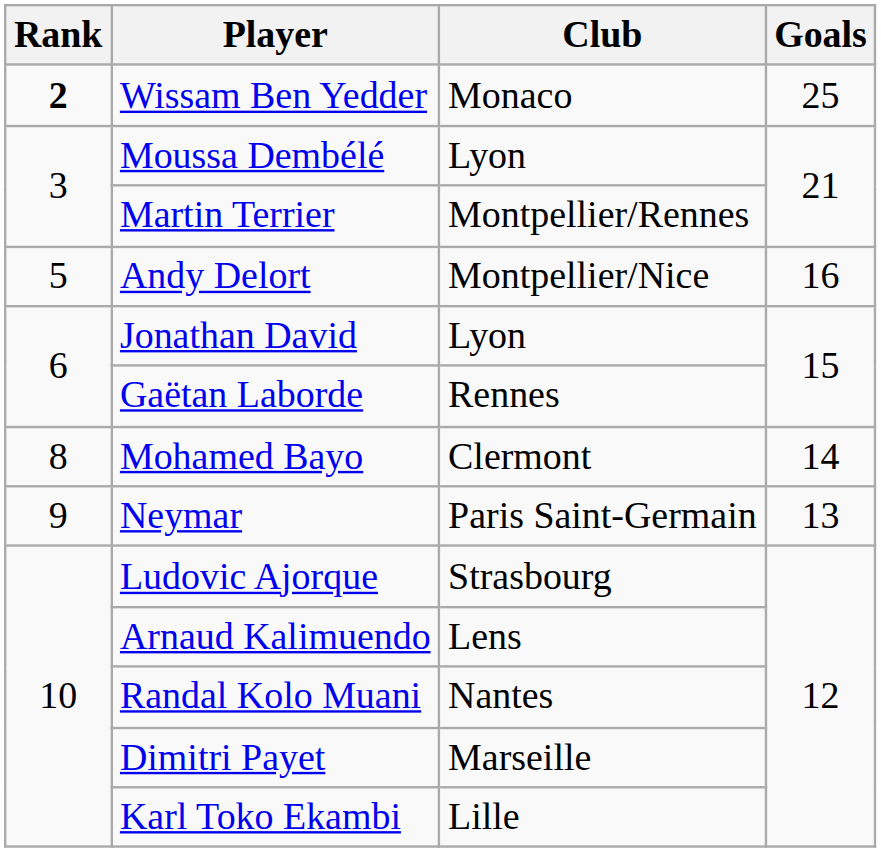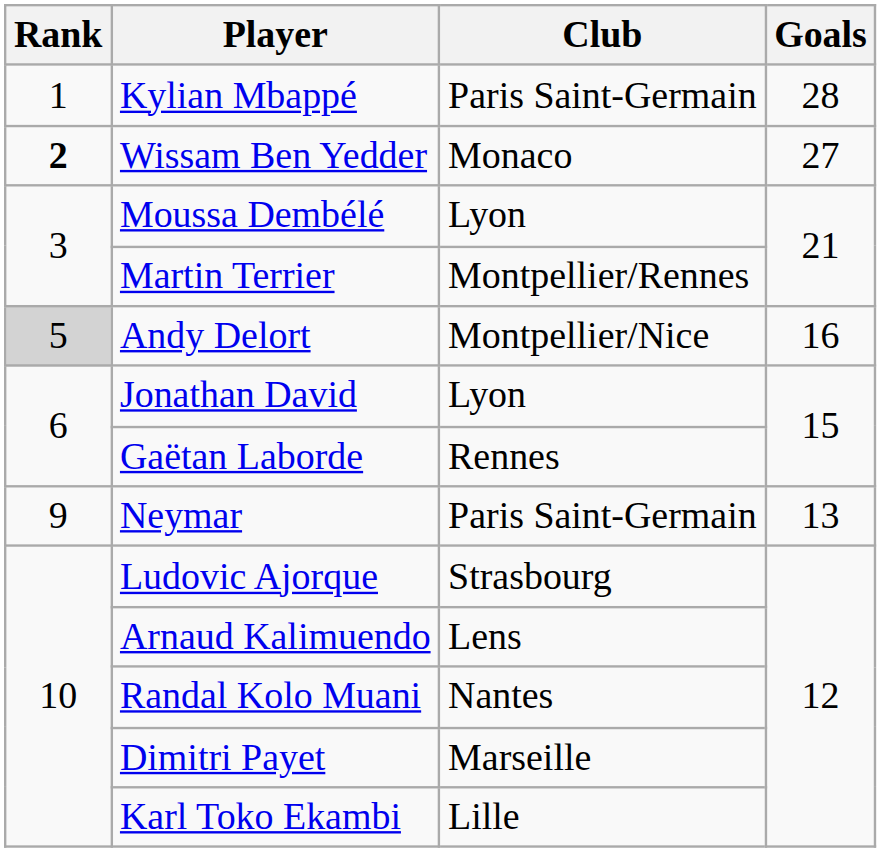+ row: (238, 94)
(821, 94) 25 -> (821, 154) 27
(58, 275) no background -> (58, 335) lightgrey background
- row: (242, 455)
